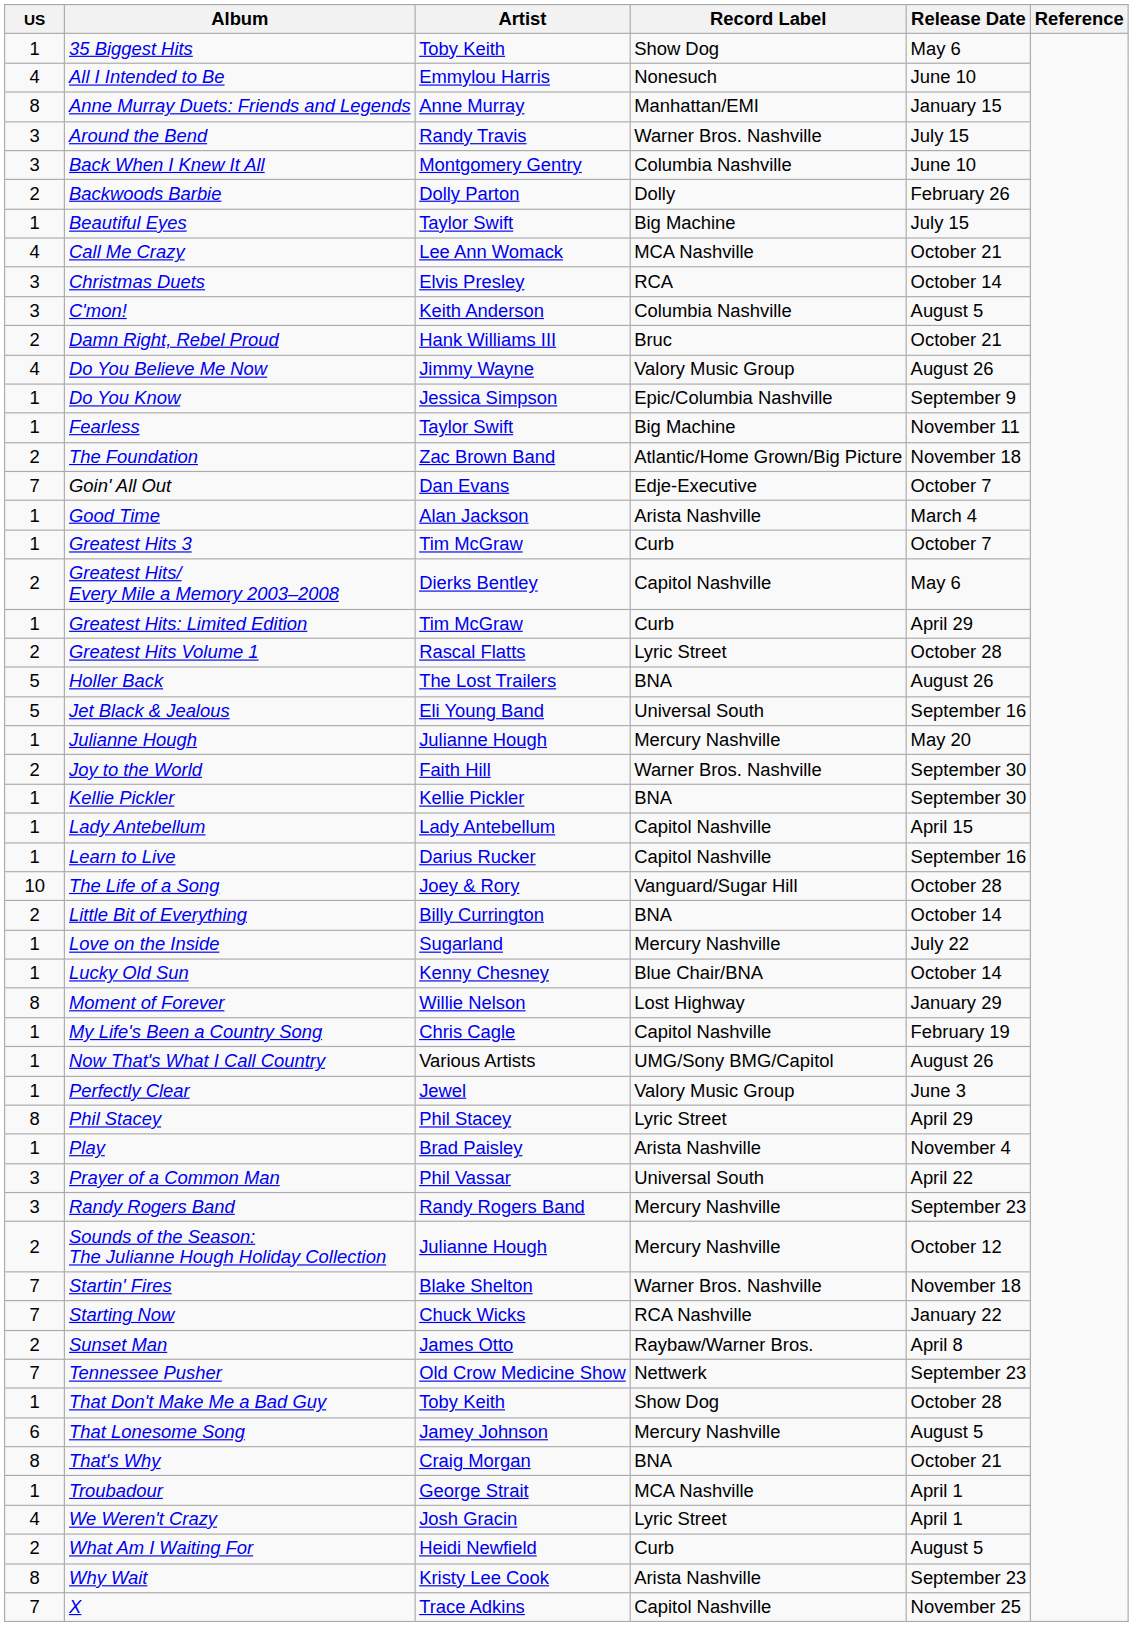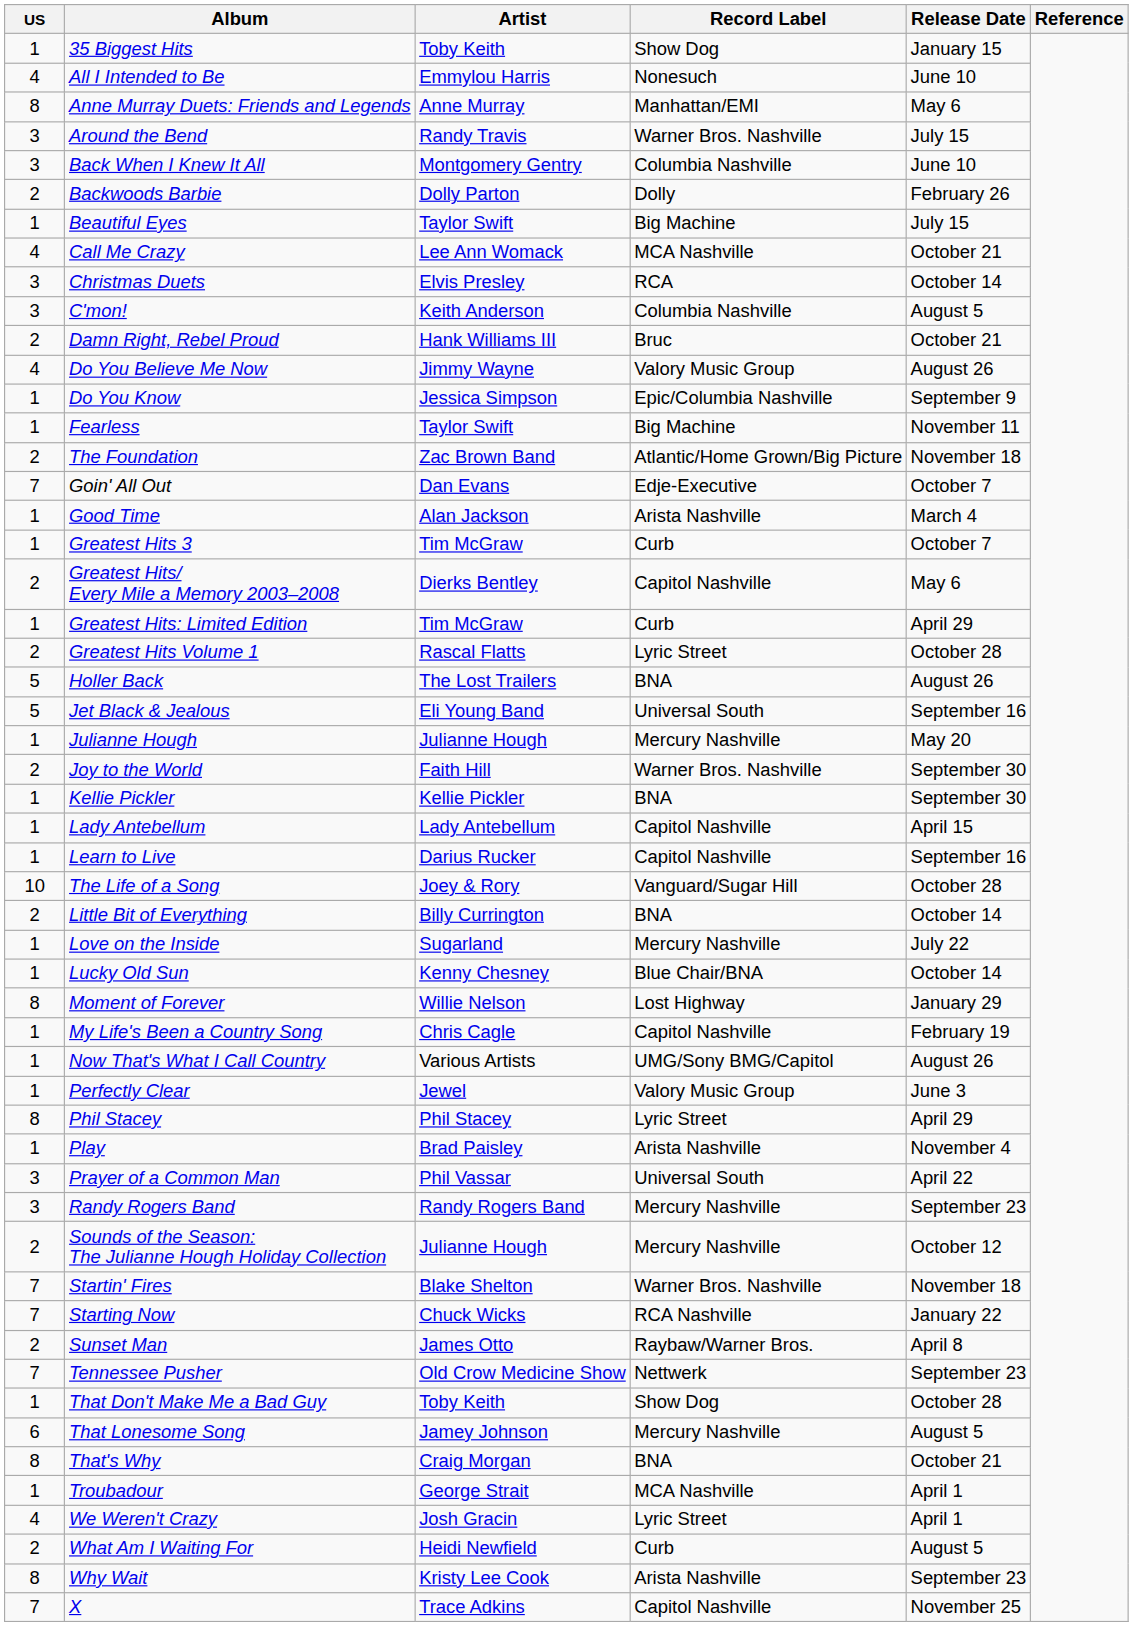(936, 48) May 6 -> (956, 48) January 15
(956, 106) January 15 -> (936, 106) May 6
